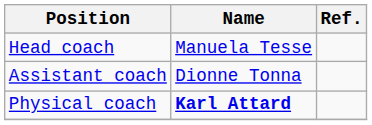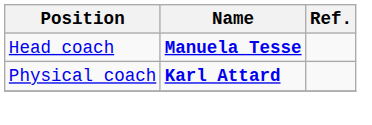(244, 48) normal -> (233, 48) bold
- row: (88, 76)
